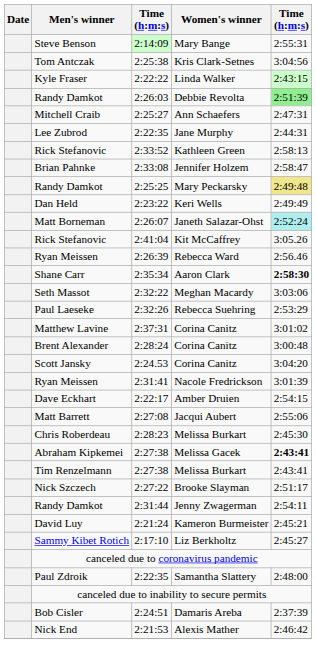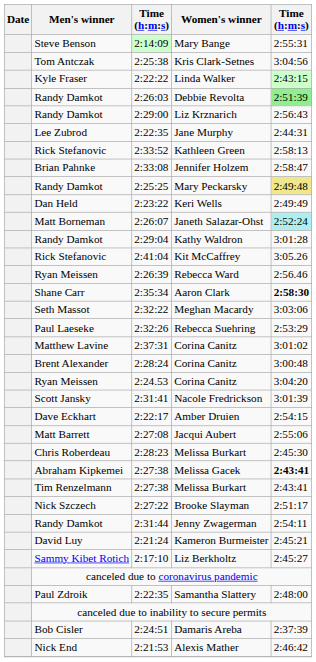+ row: (151, 114)
- row: (151, 114)
+ row: (151, 239)
(63, 363) Scott Jansky -> (66, 381) Ryan Meissen
(66, 381) Ryan Meissen -> (63, 398) Scott Jansky
